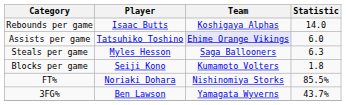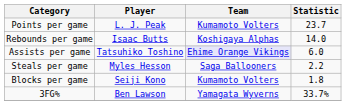+ row: (50, 25)
(316, 53) 6.3 -> (316, 66) 2.2
- row: (50, 80)
(316, 94) 43.7% -> (316, 94) 33.7%
